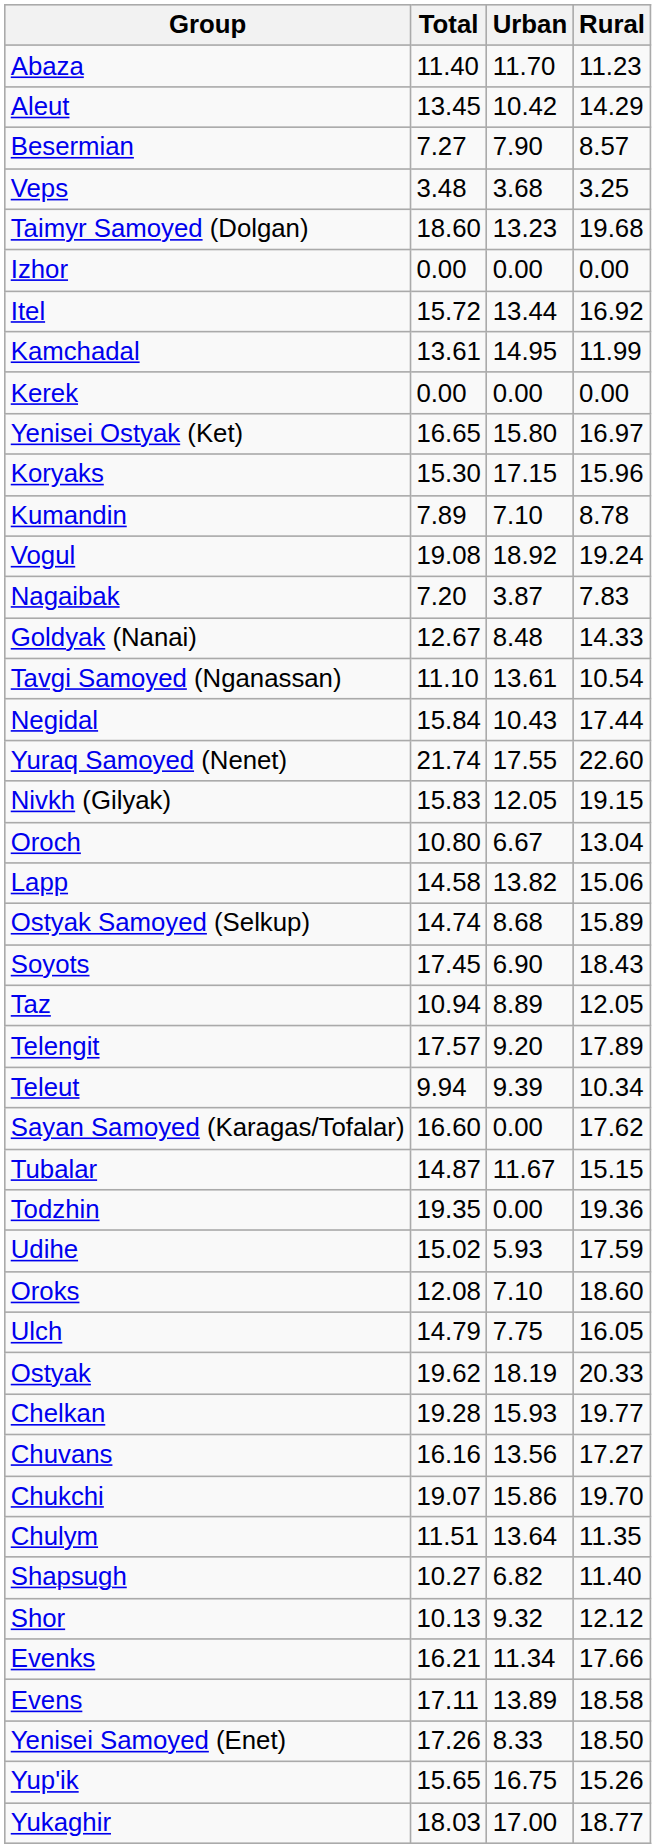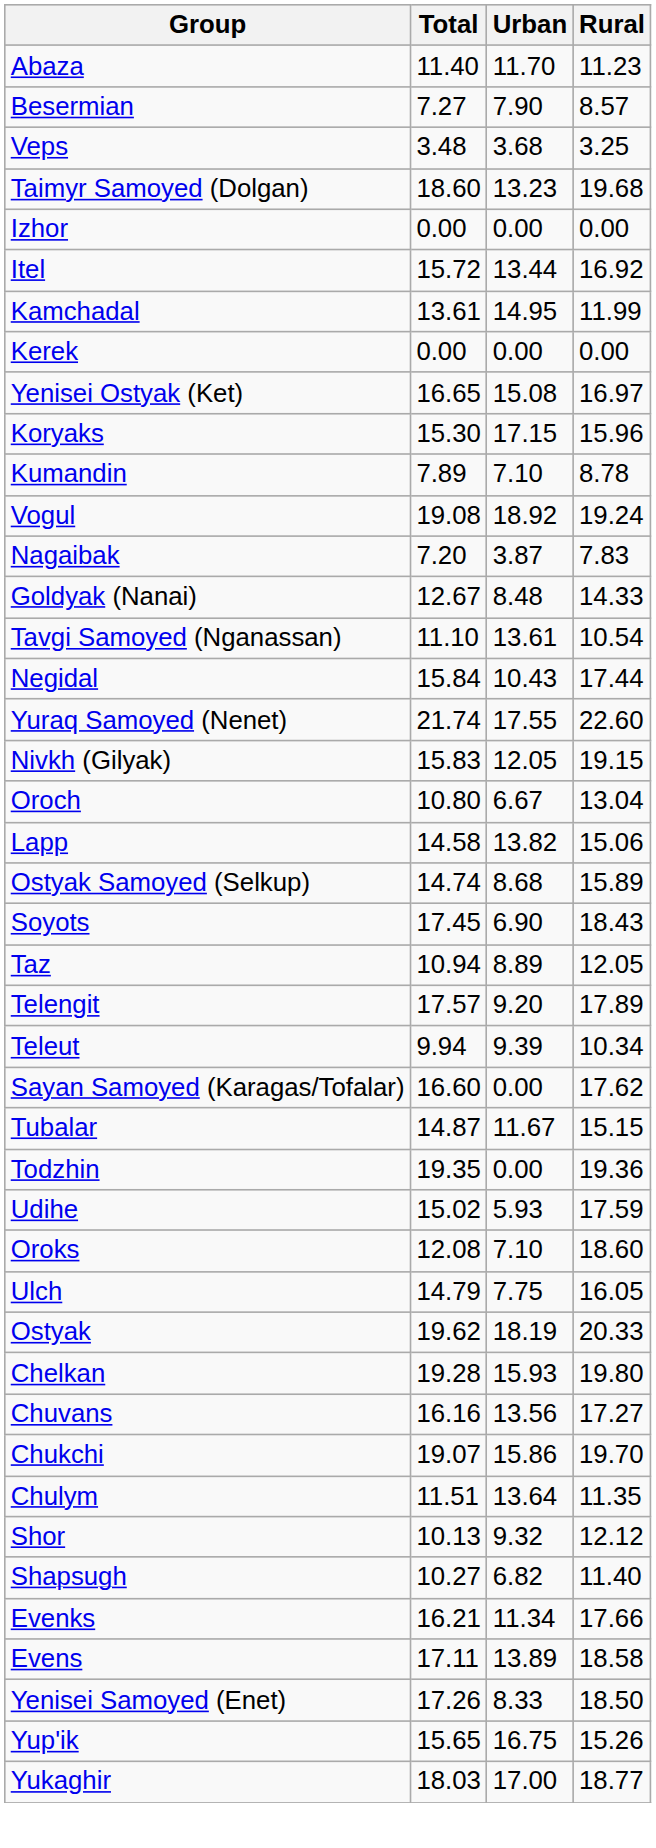- row: (40, 106)
(525, 433) 15.80 -> (525, 392) 15.08
(611, 1413) 19.77 -> (611, 1373) 19.80
rows swapped: (69, 1577) <-> (38, 1618)
